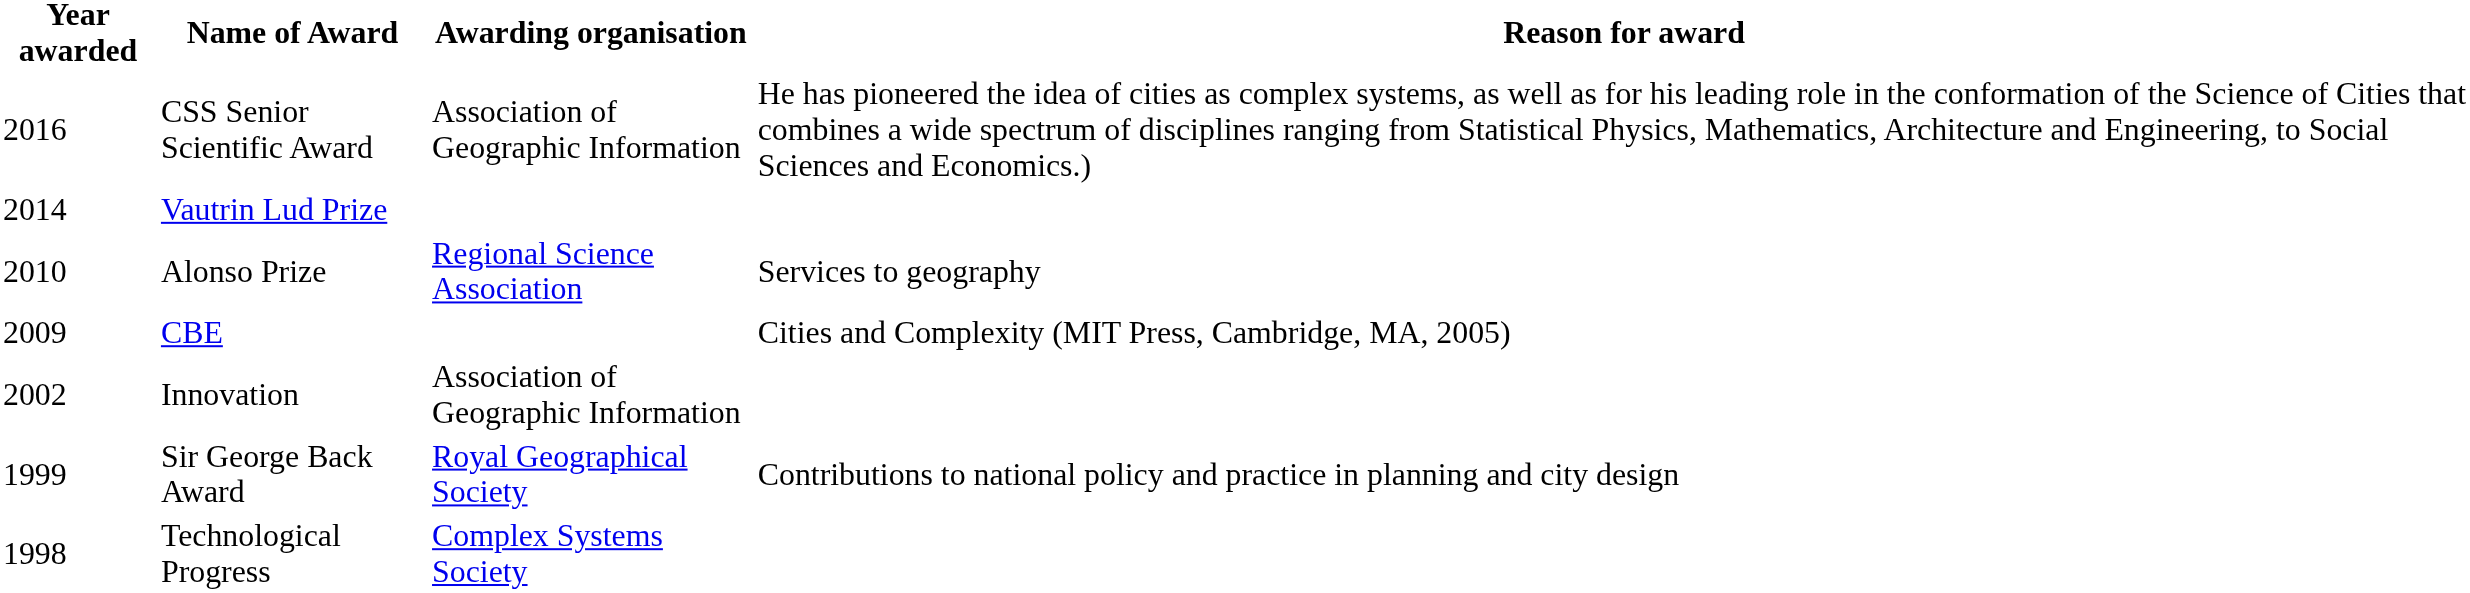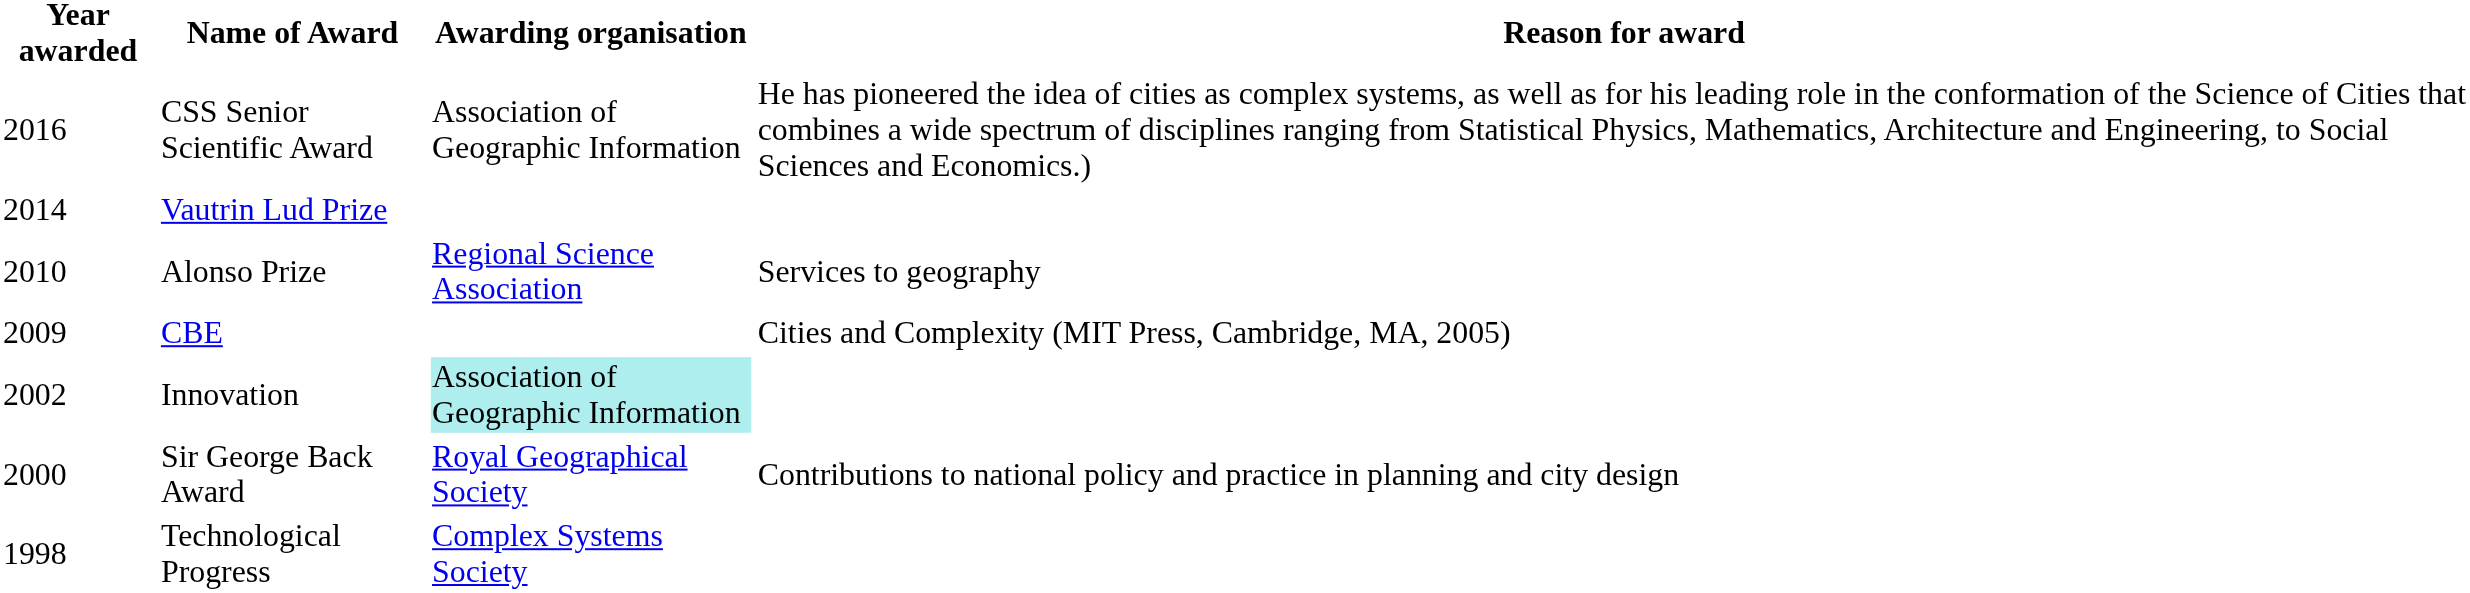(586, 394) no background -> (586, 394) paleturquoise background
(35, 474) 1999 -> (35, 474) 2000
